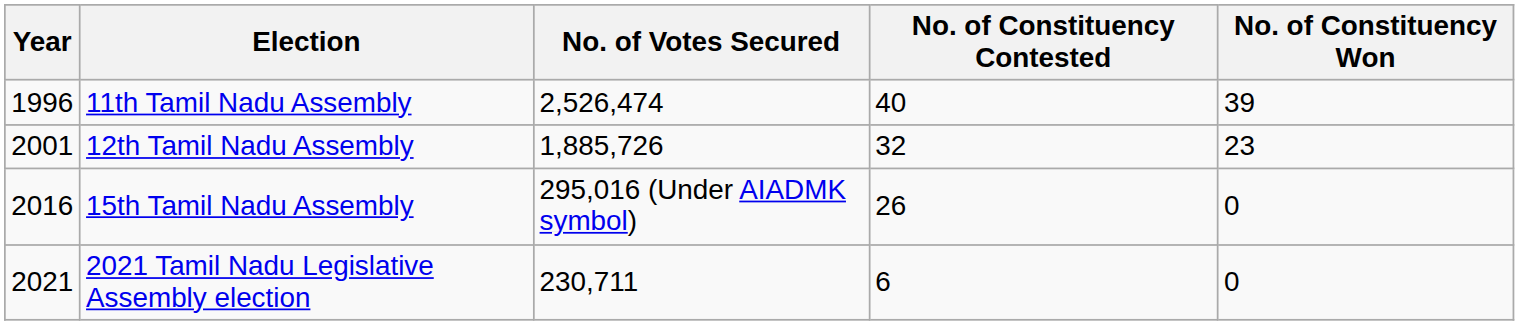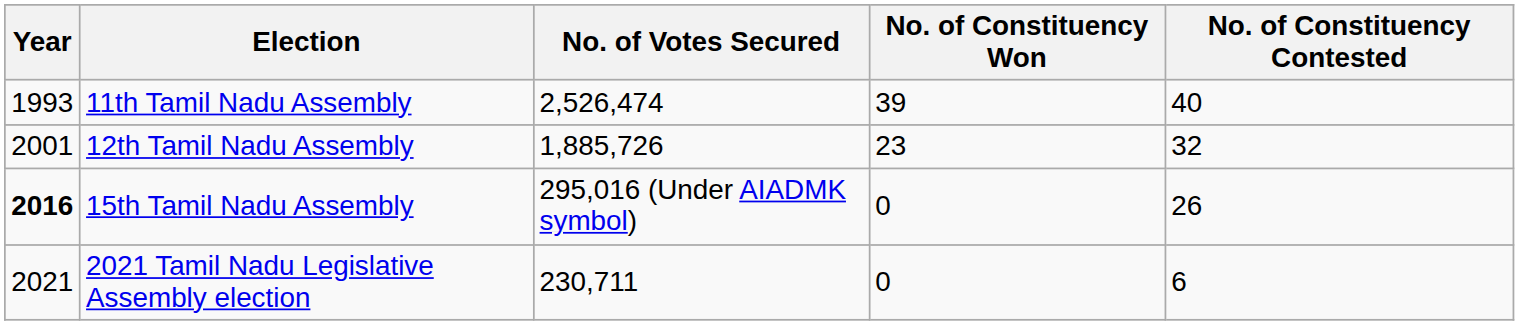columns swapped: (1043, 42) <-> (1366, 42)
(42, 102) 1996 -> (42, 102) 1993
(42, 206) normal -> (42, 206) bold
